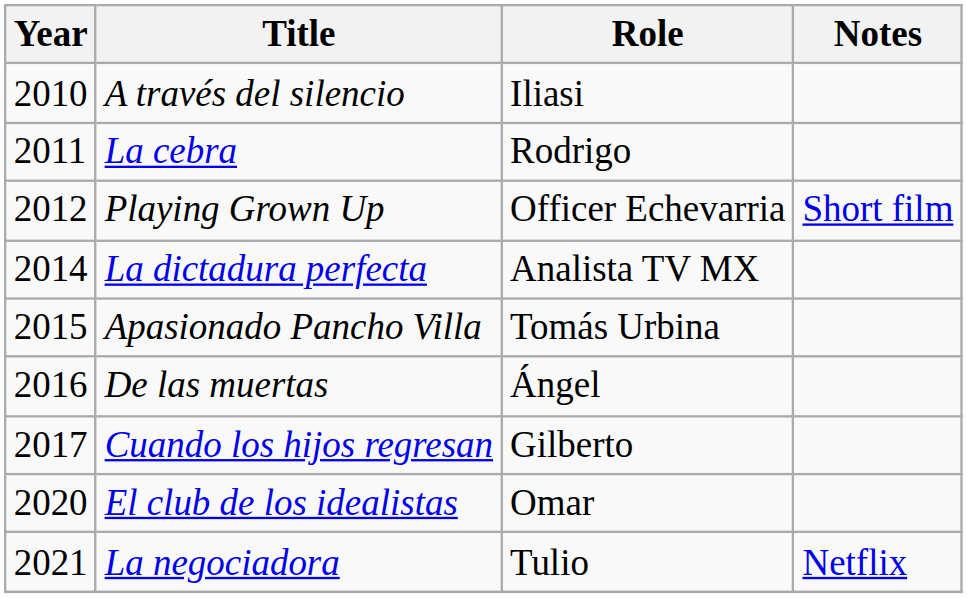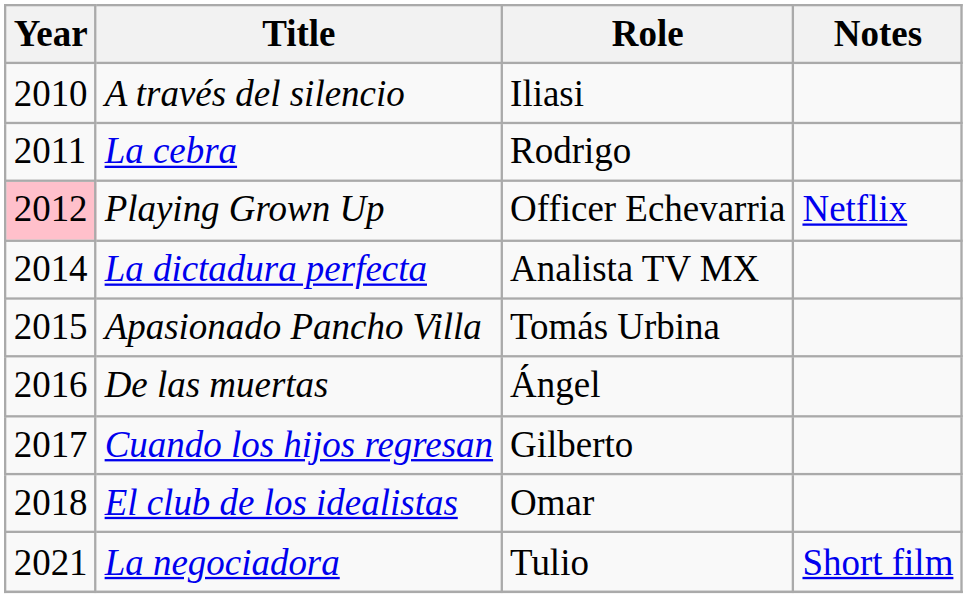(51, 209) no background -> (51, 209) pink background
(878, 209) Short film -> (855, 209) Netflix
(51, 502) 2020 -> (51, 502) 2018
(855, 561) Netflix -> (878, 561) Short film
